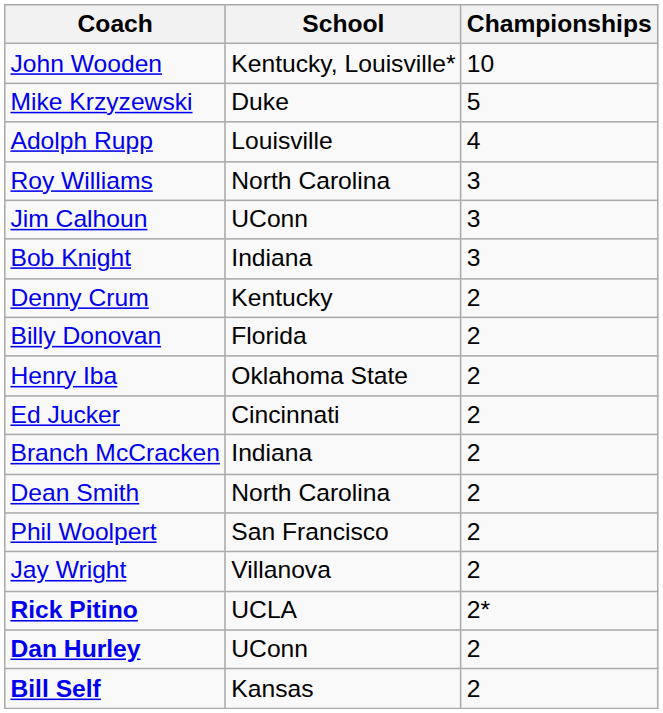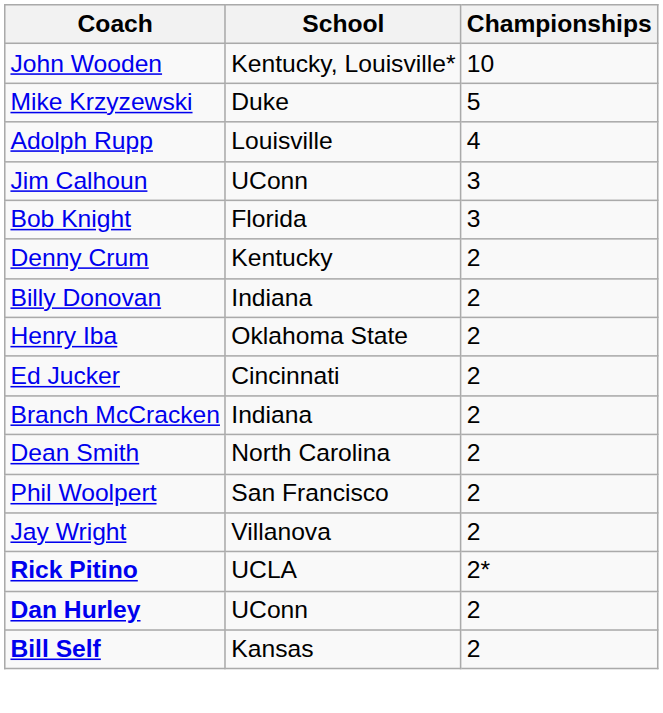- row: (82, 180)
(272, 258) Indiana -> (269, 219) Florida
(269, 336) Florida -> (272, 297) Indiana
